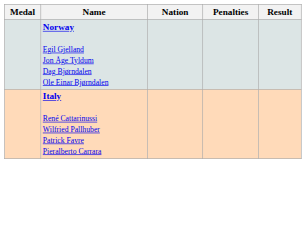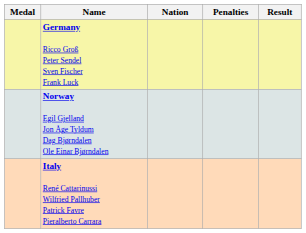+ row: (63, 54)
